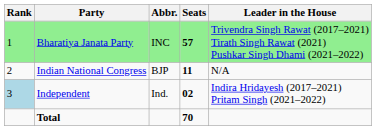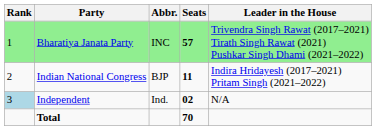(220, 71) N/A -> (276, 77) Indira Hridayesh (2017–2021) Pritam Singh (2021–2022)
(276, 94) Indira Hridayesh (2017–2021) Pritam Singh (2021–2022) -> (220, 100) N/A
